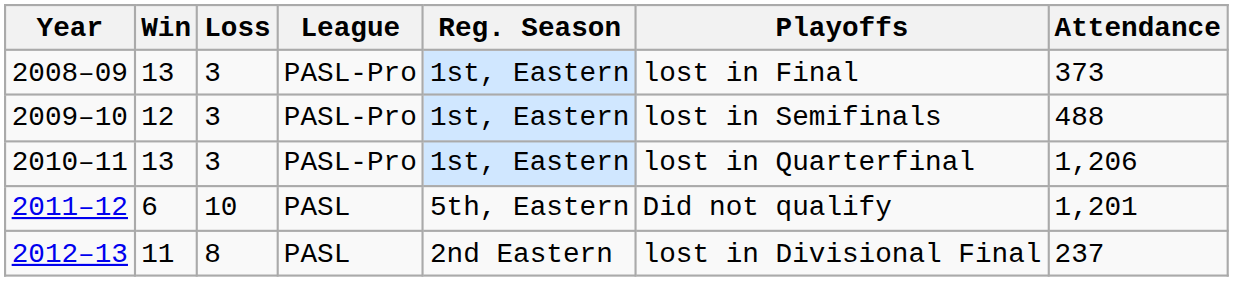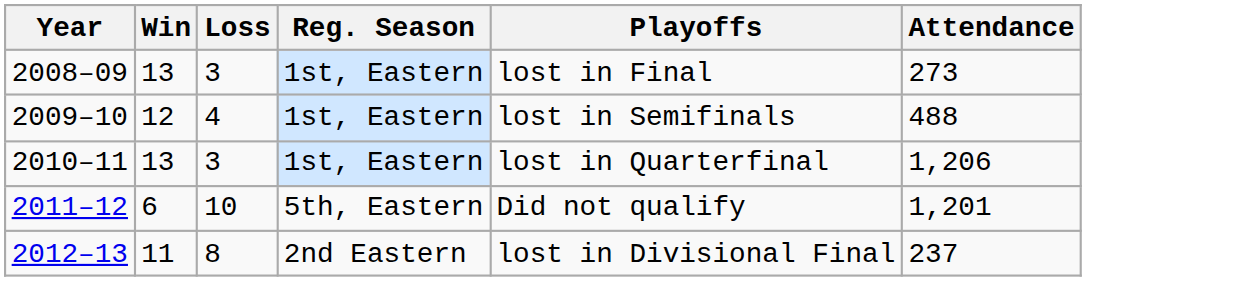- column: (350, 28)
(1080, 73) 373 -> (933, 73) 273
(213, 118) 3 -> (213, 118) 4
